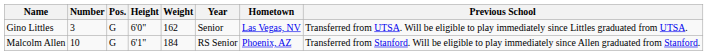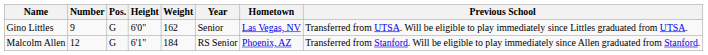(72, 27) 3 -> (72, 27) 9
(75, 43) 10 -> (75, 43) 12
